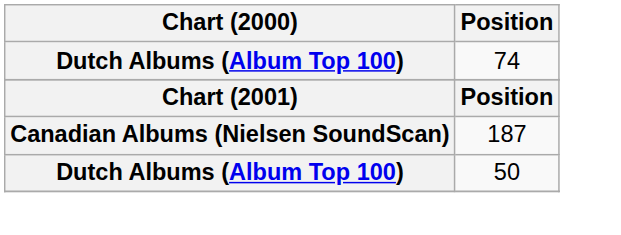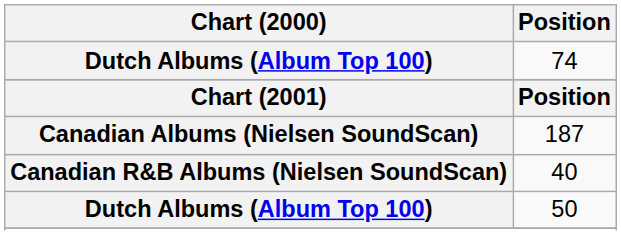+ row: (564, 172)
